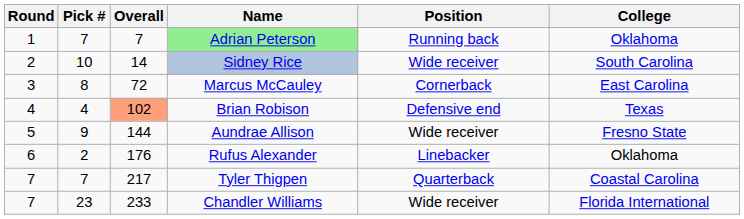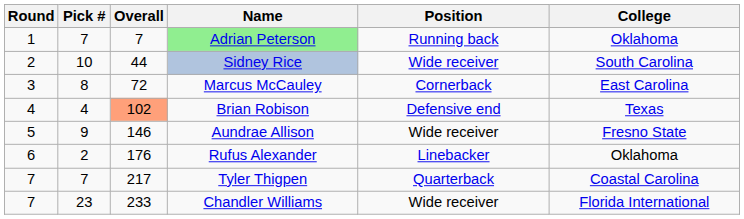(139, 62) 14 -> (139, 62) 44
(139, 132) 144 -> (139, 132) 146
